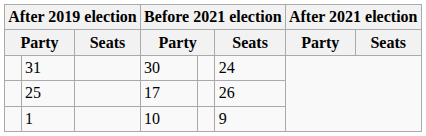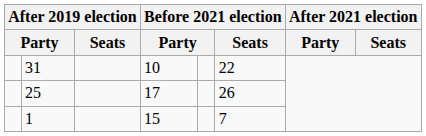(152, 67) 30 -> (152, 67) 10
(227, 67) 24 -> (227, 67) 22
(152, 118) 10 -> (152, 118) 15
(223, 118) 9 -> (223, 118) 7
